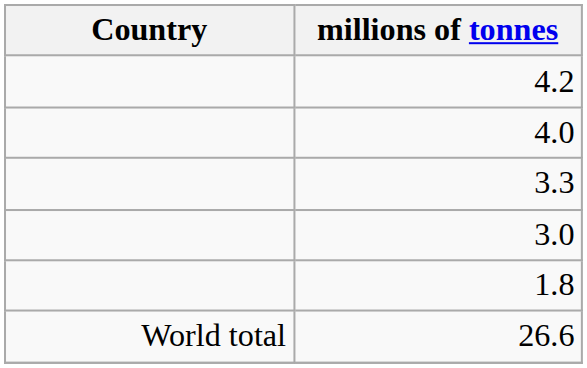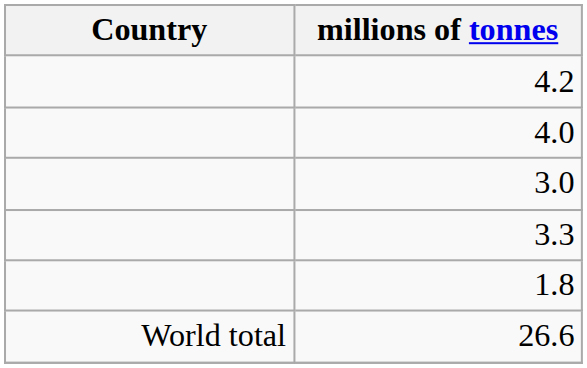rows swapped: (554, 183) <-> (554, 234)
